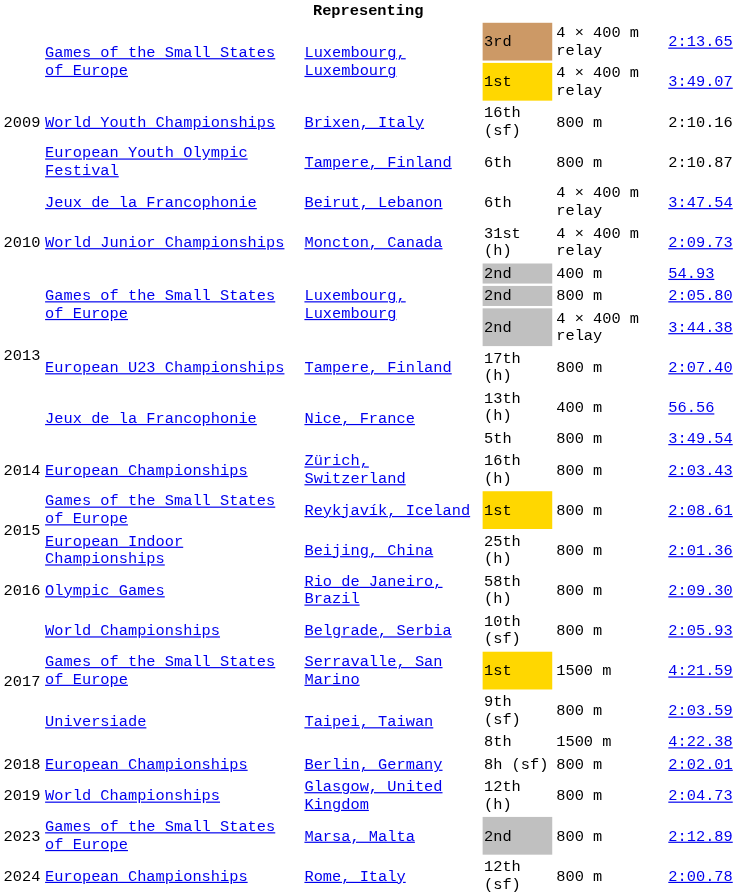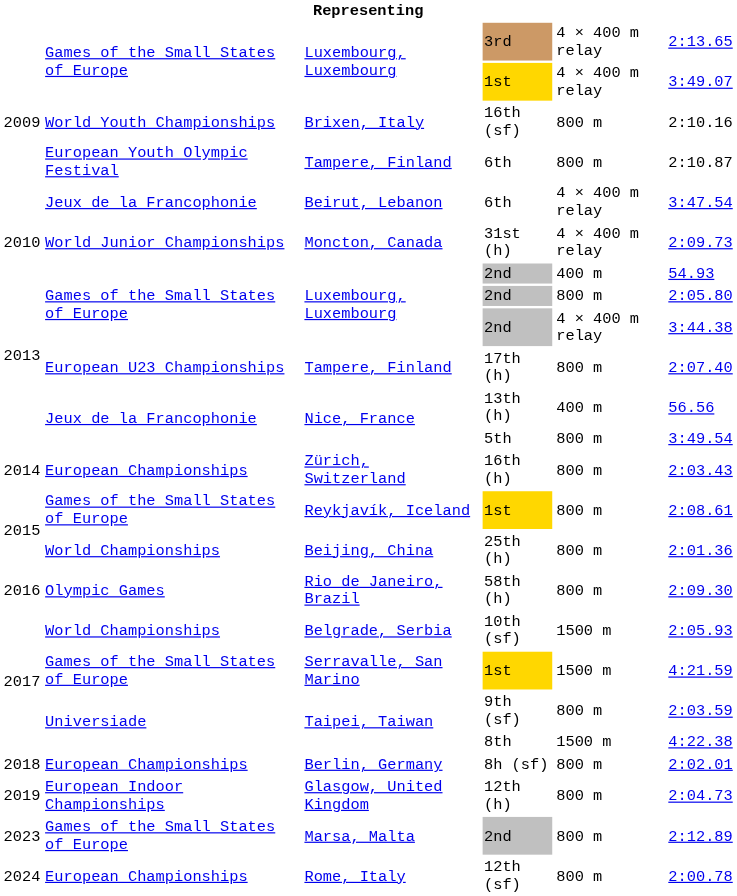(114, 550) European Indoor Championships -> (133, 550) World Championships
(579, 630) 800 m -> (584, 630) 1500 m
(133, 796) World Championships -> (114, 796) European Indoor Championships
